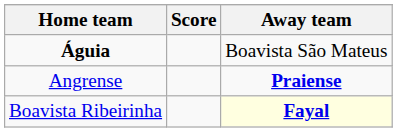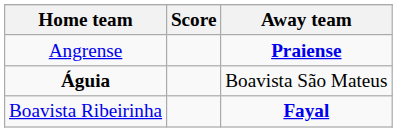rows swapped: (86, 50) <-> (86, 80)
(306, 111) lightyellow background -> (306, 111) no background
